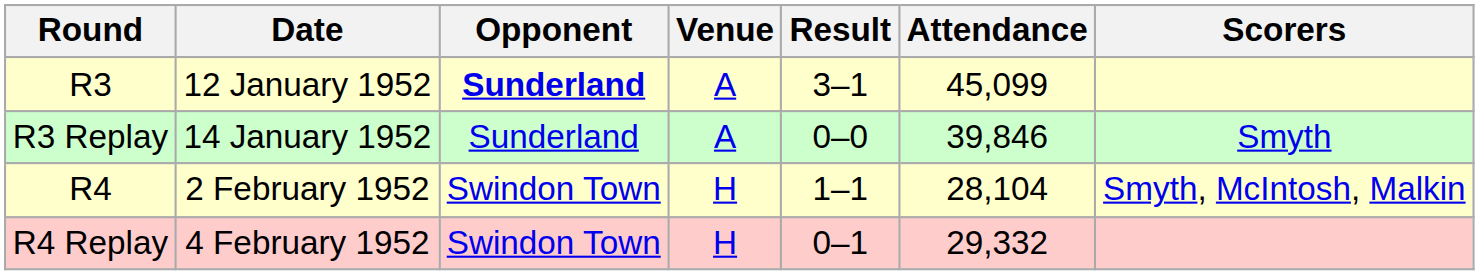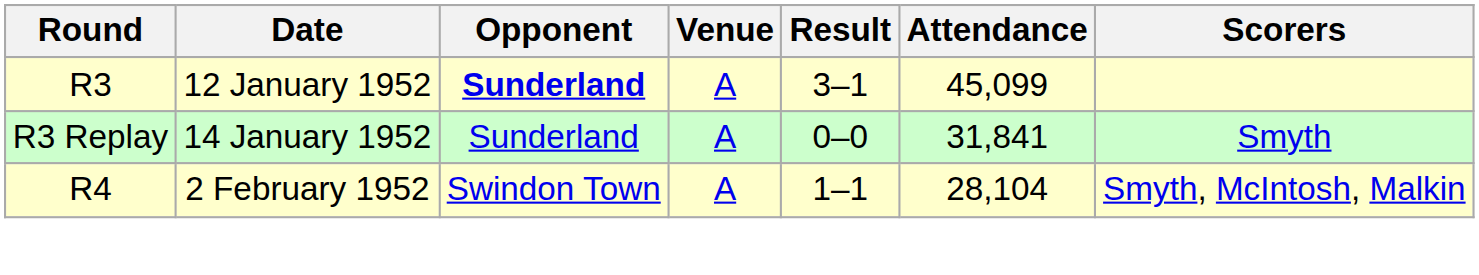(997, 136) 39,846 -> (997, 136) 31,841
(725, 189) H -> (725, 189) A
- row: (90, 242)
